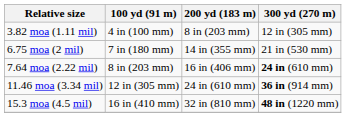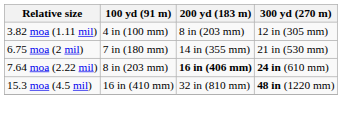(220, 67) normal -> (215, 67) bold
- row: (55, 85)
